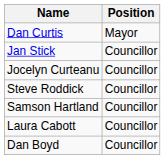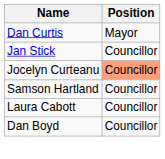(131, 70) no background -> (131, 70) lightsalmon background
- row: (45, 88)
